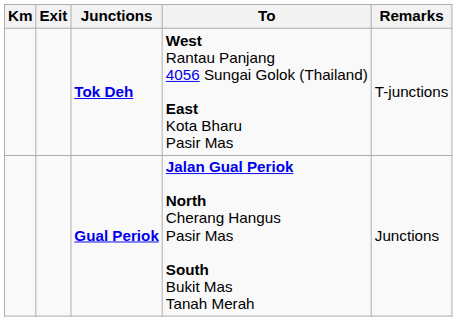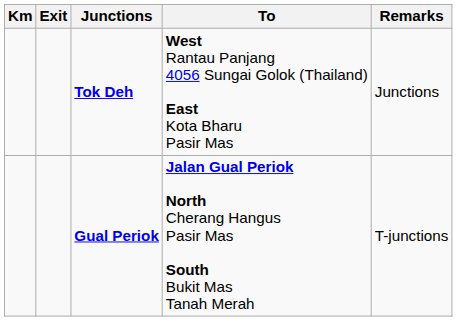(412, 91) T-junctions -> (407, 91) Junctions
(407, 235) Junctions -> (412, 235) T-junctions
